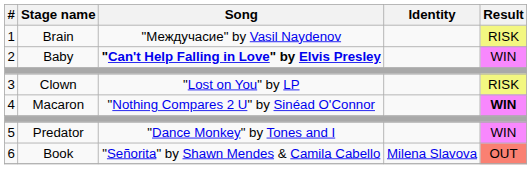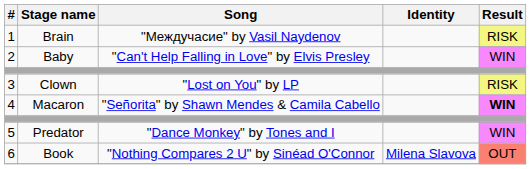(241, 57) bold -> (241, 57) normal
(241, 105) "Nothing Compares 2 U" by Sinéad O'Connor -> (241, 105) "Señorita" by Shawn Mendes & Camila Cabello
(241, 153) "Señorita" by Shawn Mendes & Camila Cabello -> (241, 153) "Nothing Compares 2 U" by Sinéad O'Connor
